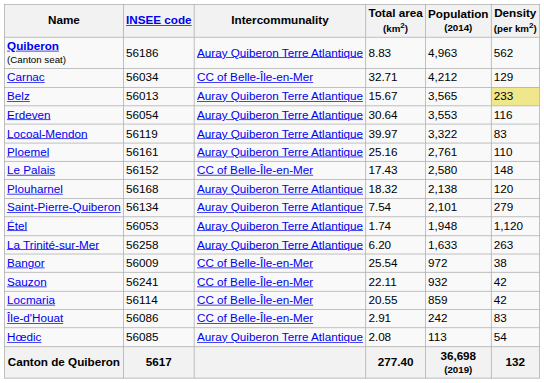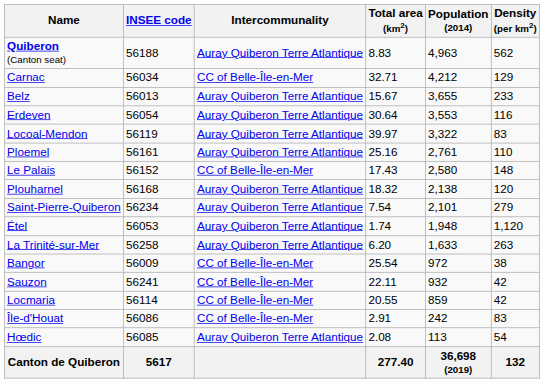(142, 53) 56186 -> (142, 53) 56188
(443, 96) 3,565 -> (443, 96) 3,655
(504, 96) khaki background -> (504, 96) no background
(142, 207) 56134 -> (142, 207) 56234
